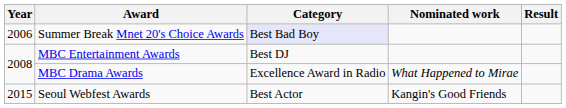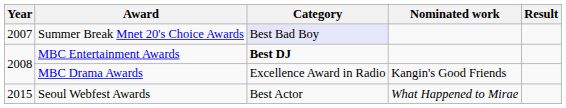(20, 34) 2006 -> (20, 34) 2007
(269, 53) normal -> (270, 53) bold
(455, 73) What Happened to Mirae -> (449, 73) Kangin's Good Friends
(449, 93) Kangin's Good Friends -> (455, 93) What Happened to Mirae
